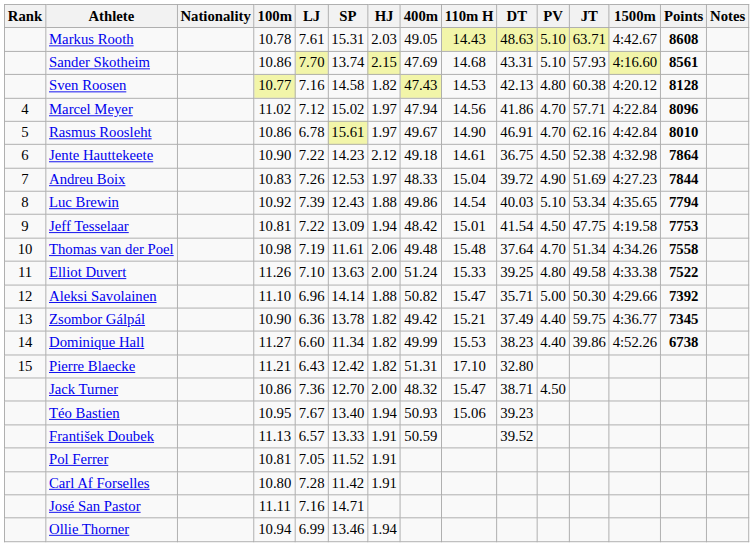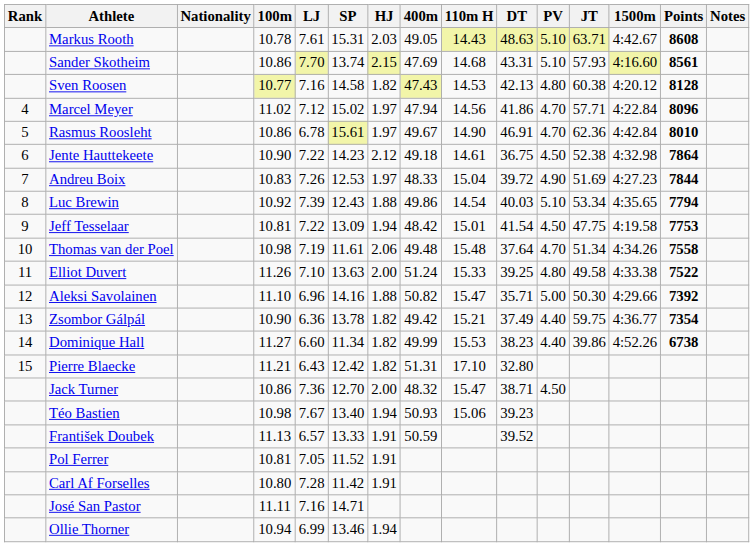(589, 132) 62.16 -> (589, 132) 62.36
(348, 296) 14.14 -> (348, 296) 14.16
(684, 319) 7345 -> (684, 319) 7354
(275, 413) 10.95 -> (275, 413) 10.98
